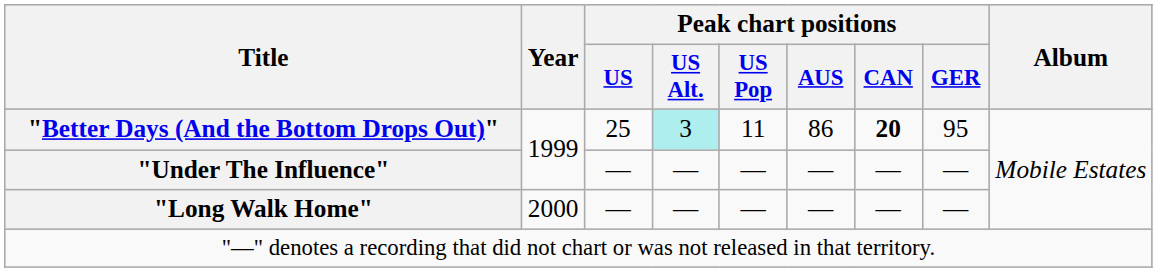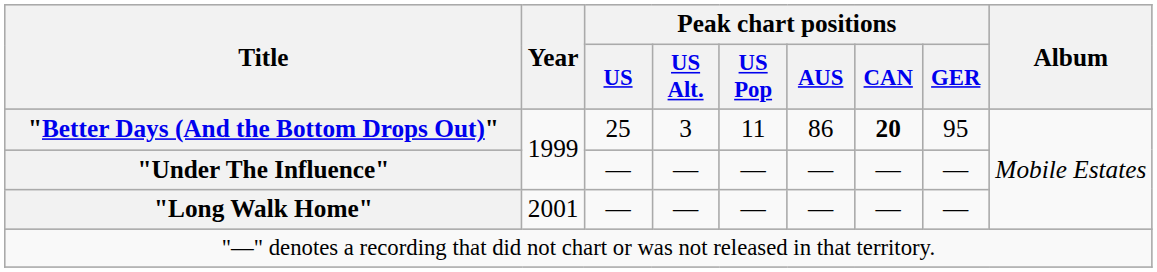(686, 129) paleturquoise background -> (686, 129) no background
(553, 209) 2000 -> (553, 209) 2001
